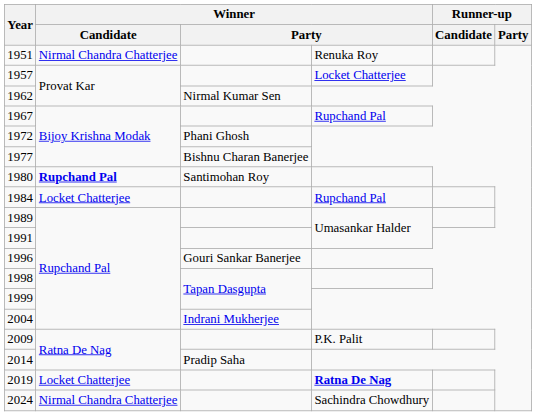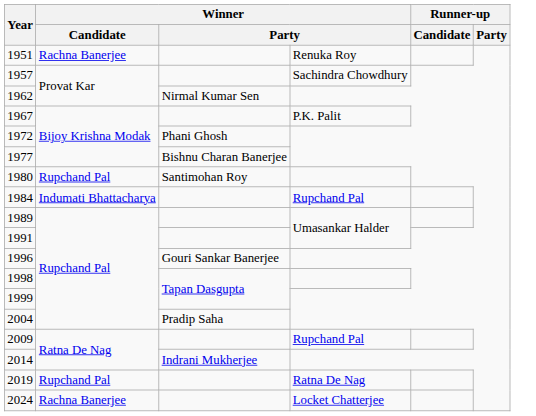(108, 55) Nirmal Chandra Chatterjee -> (82, 55) Rachna Banerjee
(360, 75) Locket Chatterjee -> (350, 75) Sachindra Chowdhury
(350, 116) Rupchand Pal -> (317, 116) P.K. Palit
(78, 177) bold -> (75, 177) normal
(85, 197) Locket Chatterjee -> (97, 197) Indumati Bhattacharya
(231, 319) Indrani Mukherjee -> (192, 319) Pradip Saha
(338, 339) P.K. Palit -> (328, 339) Rupchand Pal
(214, 359) Pradip Saha -> (209, 359) Indrani Mukherjee
(85, 380) Locket Chatterjee -> (75, 380) Rupchand Pal
(353, 380) bold -> (329, 380) normal
(108, 400) Nirmal Chandra Chatterjee -> (82, 400) Rachna Banerjee
(372, 400) Sachindra Chowdhury -> (338, 400) Locket Chatterjee
